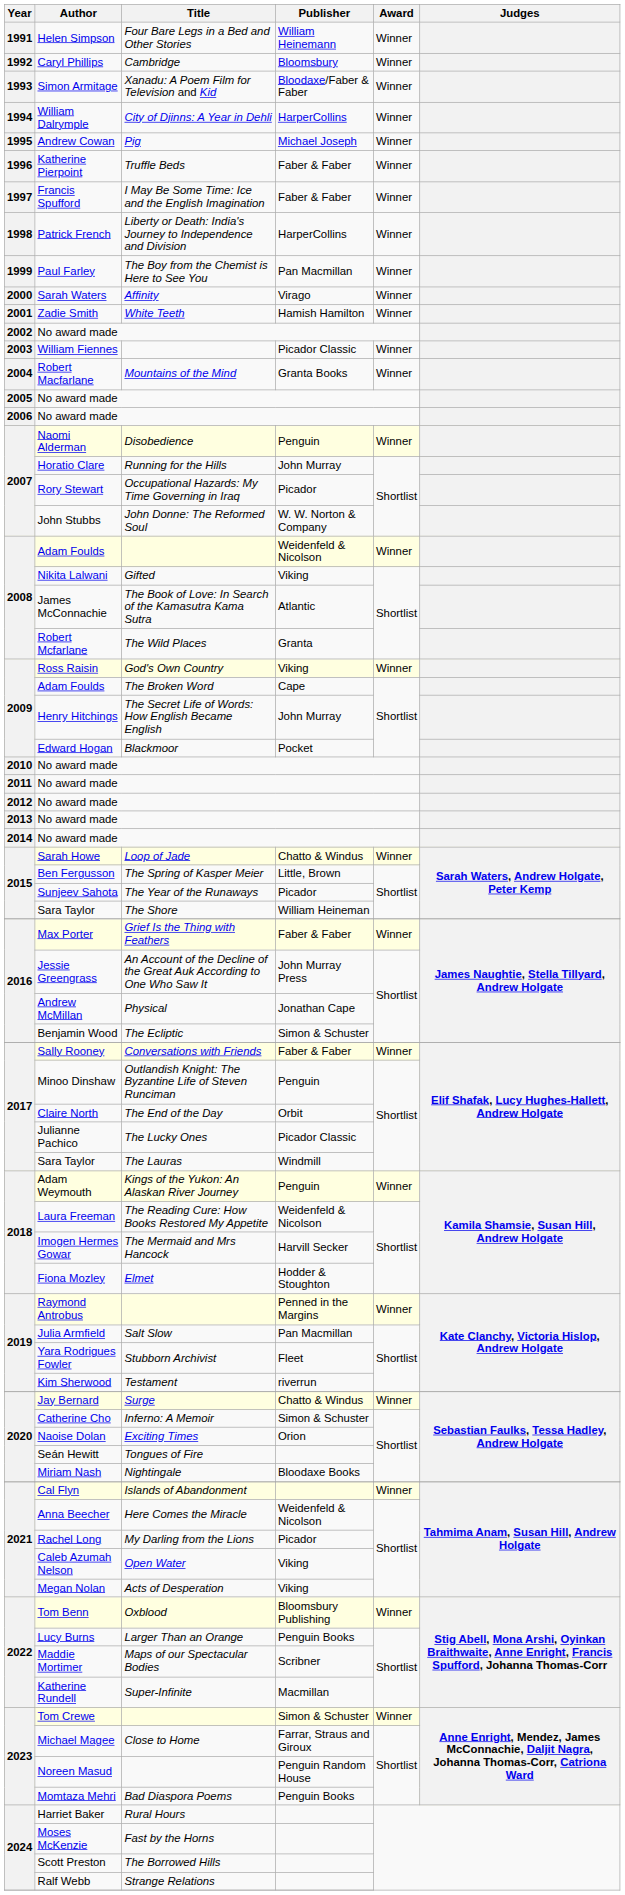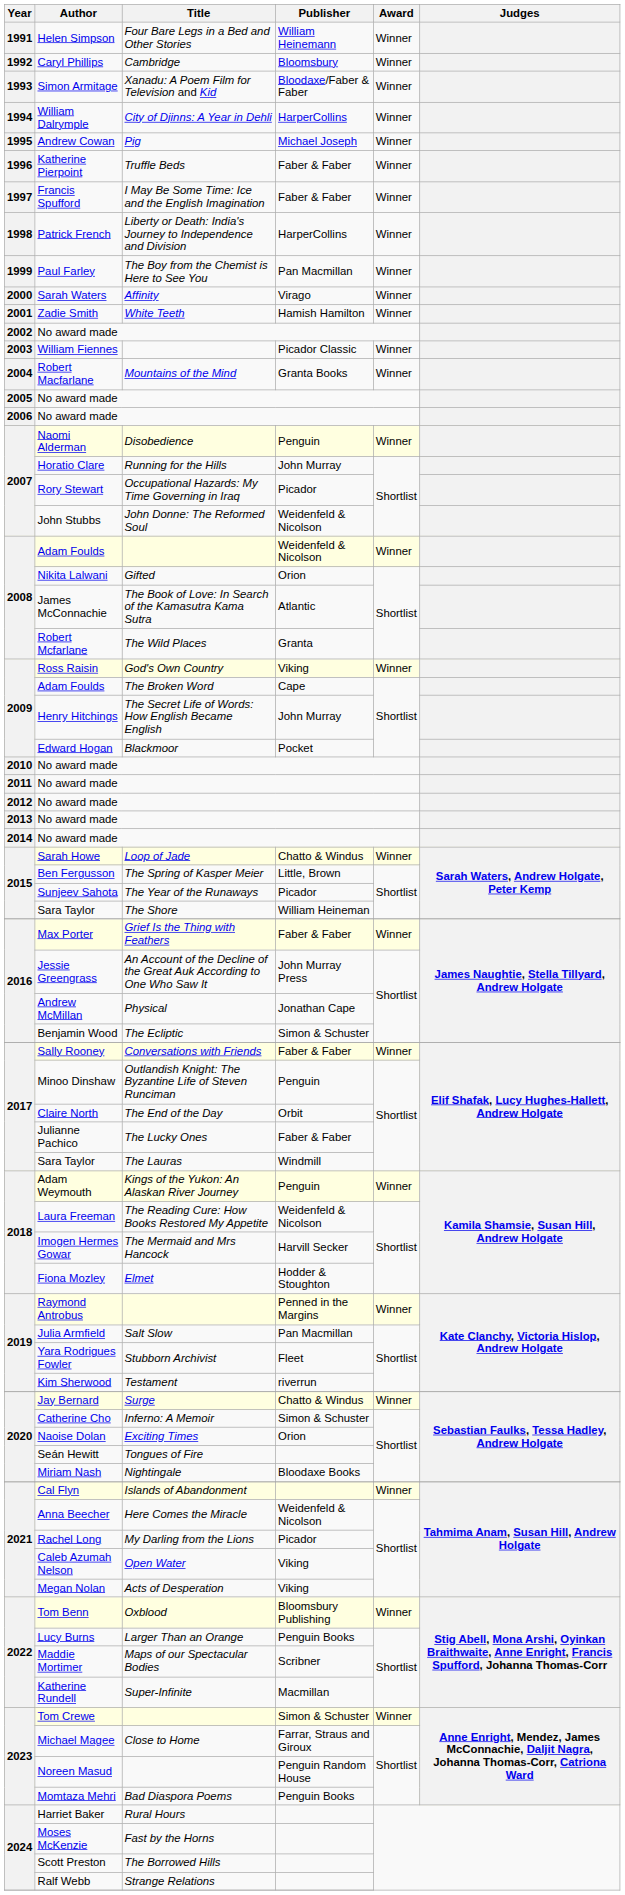(317, 520) W. W. Norton & Company -> (312, 520) Weidenfeld & Nicolson
(293, 576) Viking -> (292, 576) Orion
(317, 1137) Picador Classic -> (315, 1137) Faber & Faber
